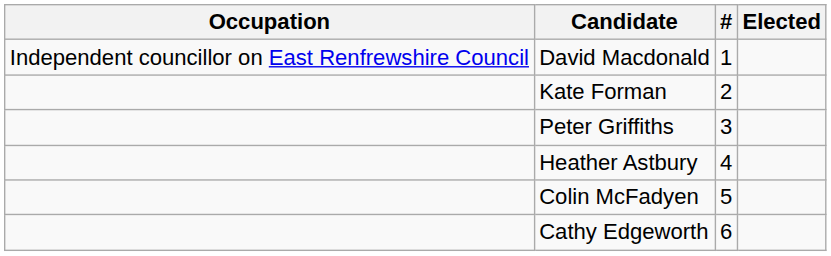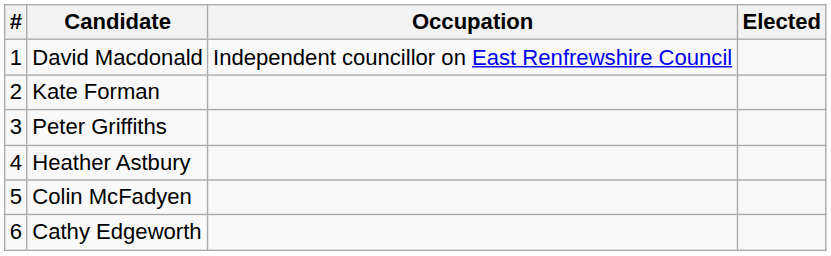columns swapped: (726, 22) <-> (269, 22)
